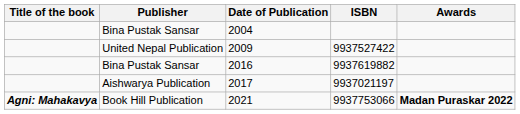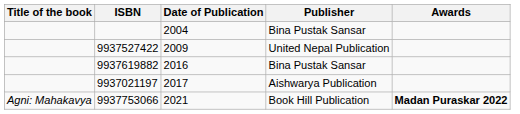columns swapped: (163, 13) <-> (364, 13)
(52, 100) bold -> (49, 100) normal
